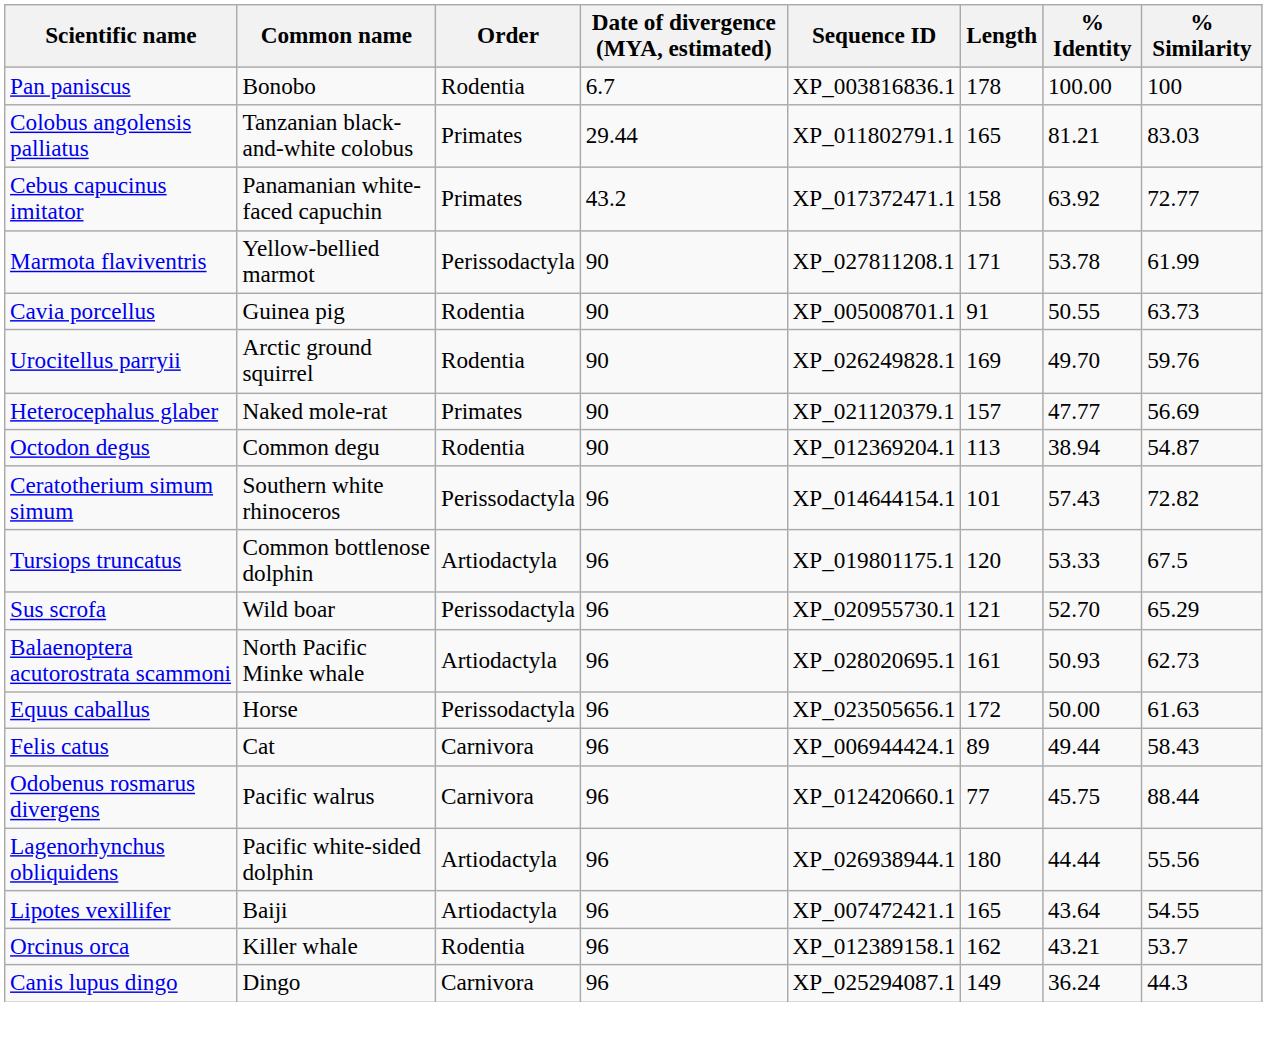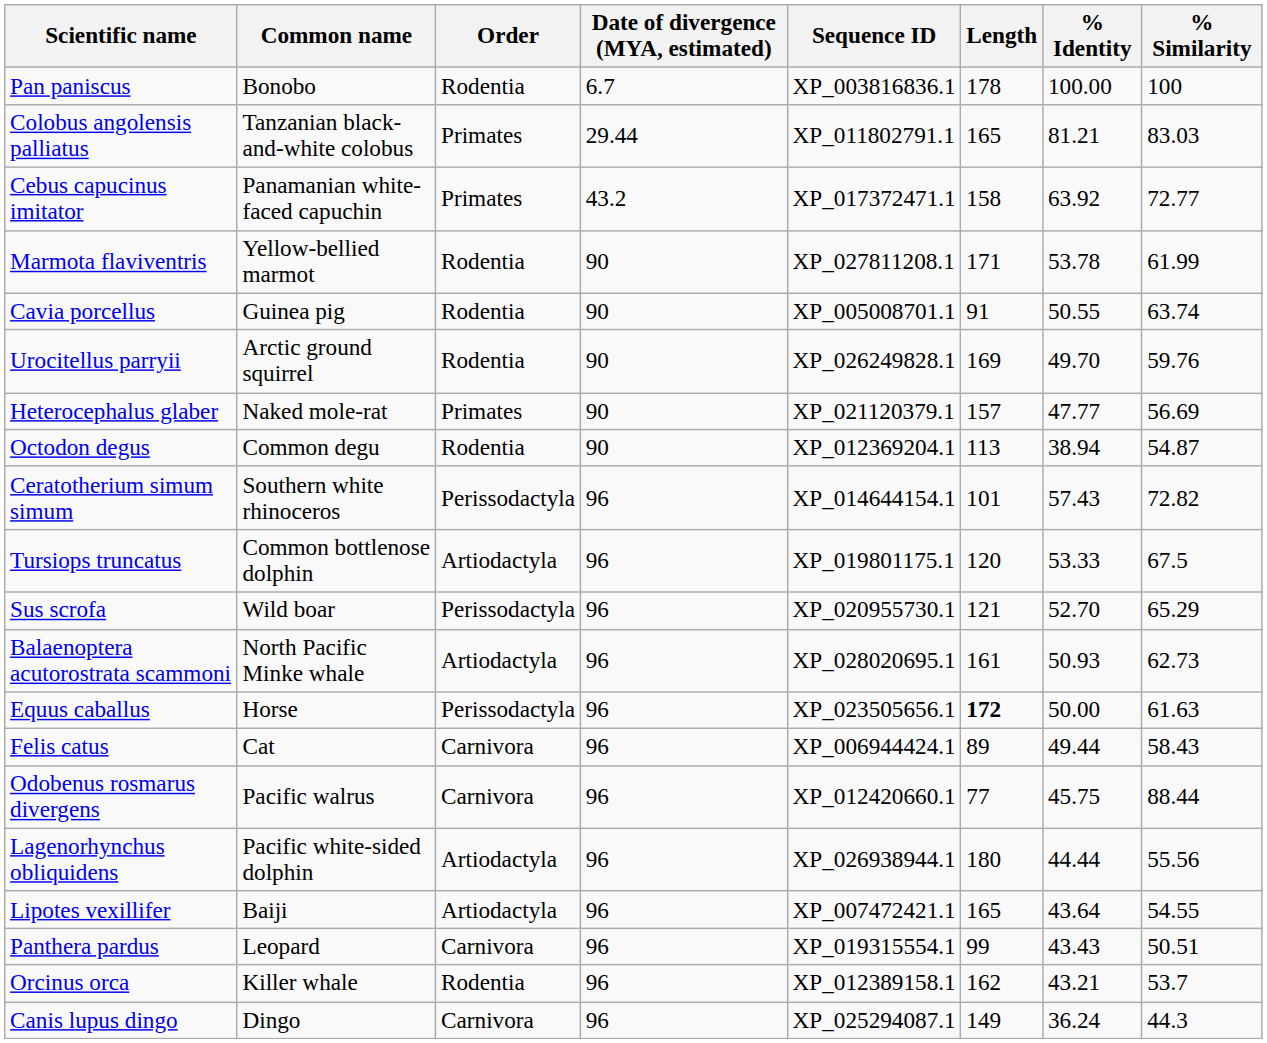(508, 261) Perissodactyla -> (483, 261) Rodentia
(1173, 311) 63.73 -> (1173, 311) 63.74
(984, 710) normal -> (984, 710) bold
+ row: (84, 946)
